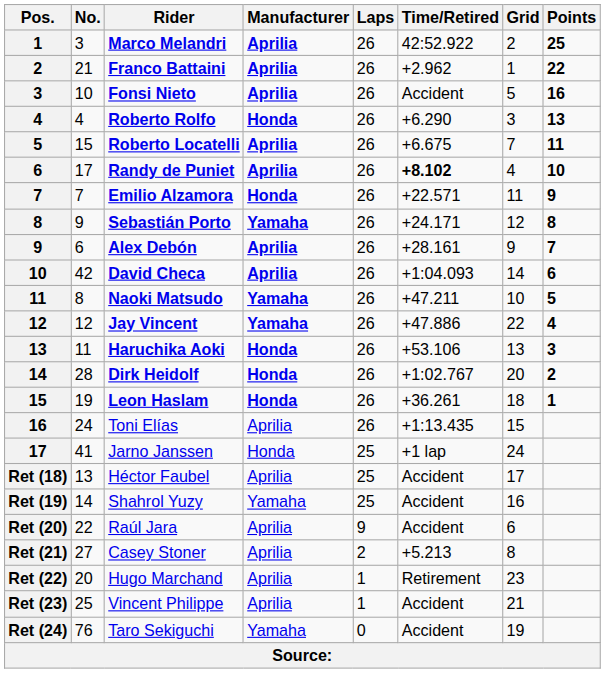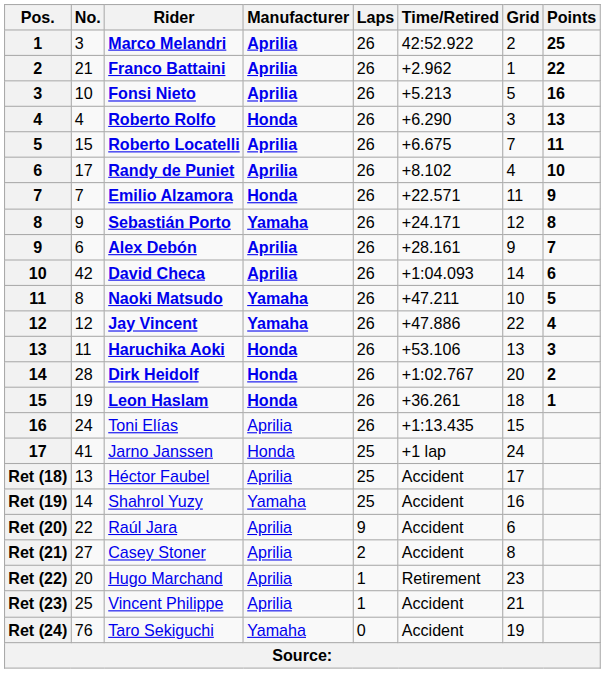(433, 94) Accident -> (427, 94) +5.213
(427, 171) bold -> (427, 171) normal
(427, 553) +5.213 -> (433, 553) Accident
